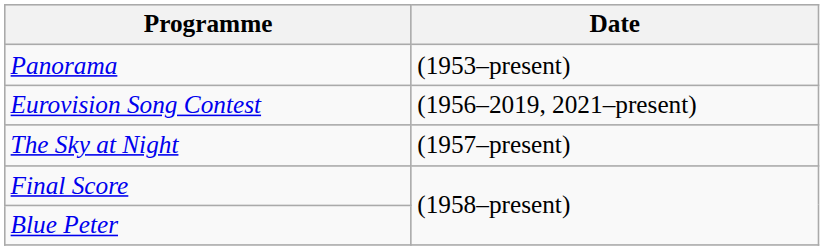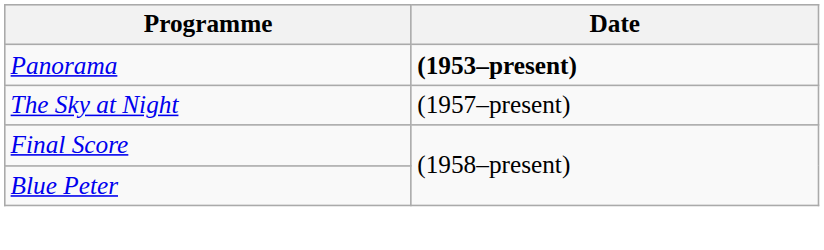(494, 64) normal -> (497, 64) bold
- row: (136, 104)
